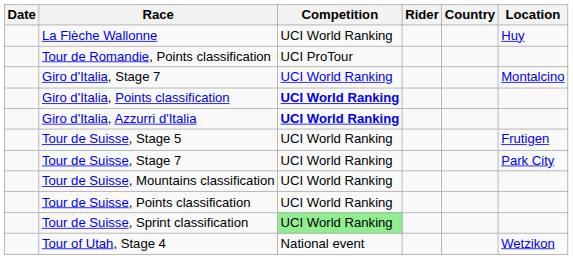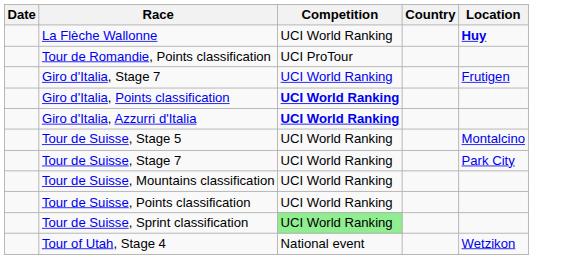- column: (422, 14)
(513, 35) normal -> (474, 35) bold
(533, 77) Montalcino -> (486, 77) Frutigen
(525, 139) Frutigen -> (493, 139) Montalcino
